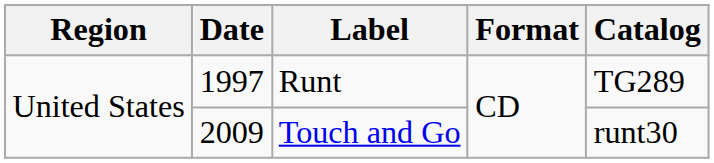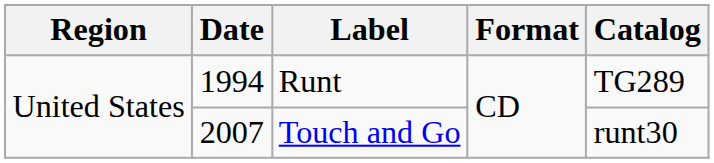(232, 81) 1997 -> (232, 81) 1994
(232, 132) 2009 -> (232, 132) 2007
